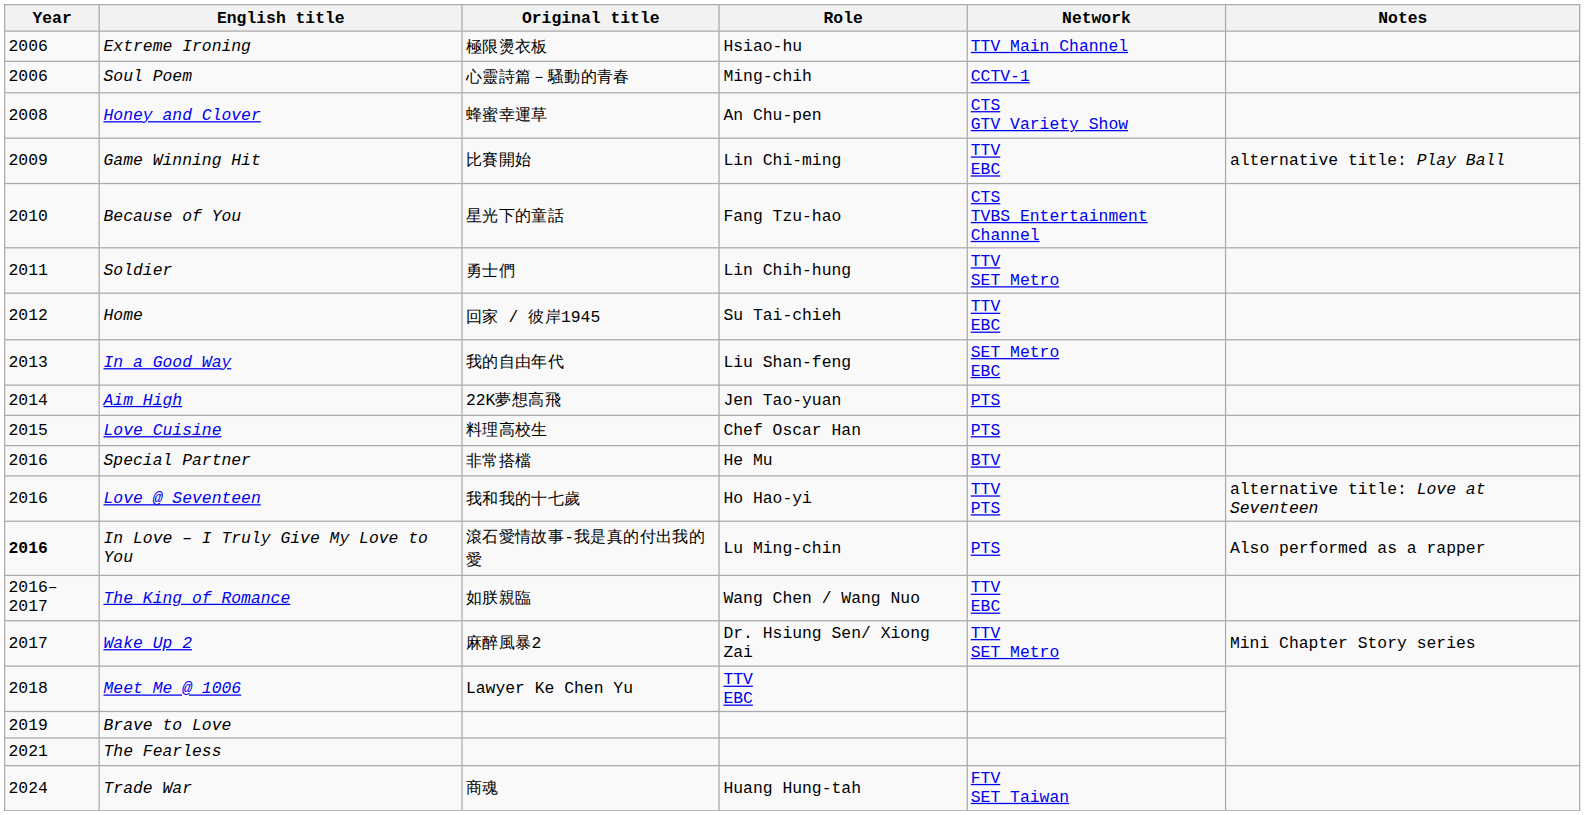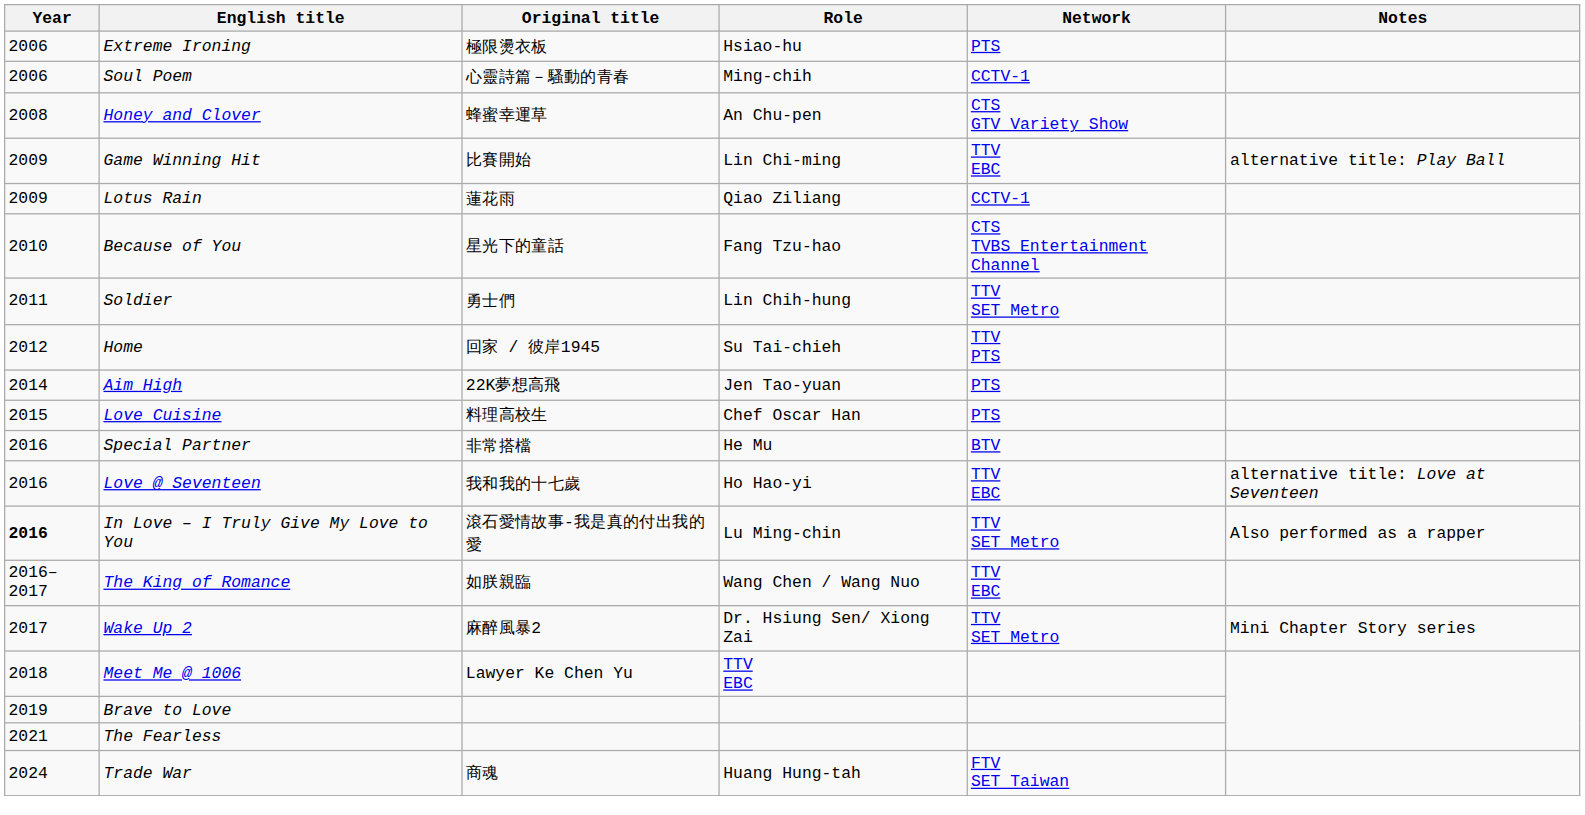(1049, 47) TTV Main Channel -> (986, 47) PTS
+ row: (153, 199)
(986, 316) TTV EBC -> (986, 347) TTV PTS
- row: (167, 362)
(986, 499) TTV PTS -> (986, 484) TTV EBC
(986, 548) PTS -> (1015, 533) TTV SET Metro
